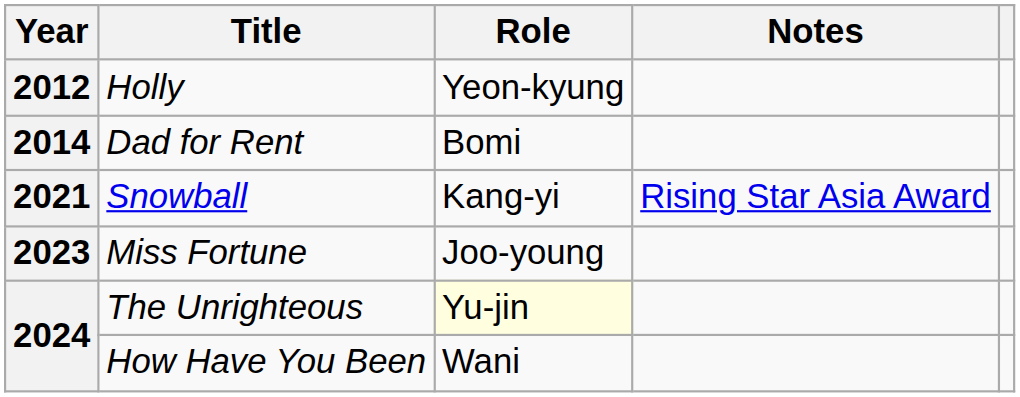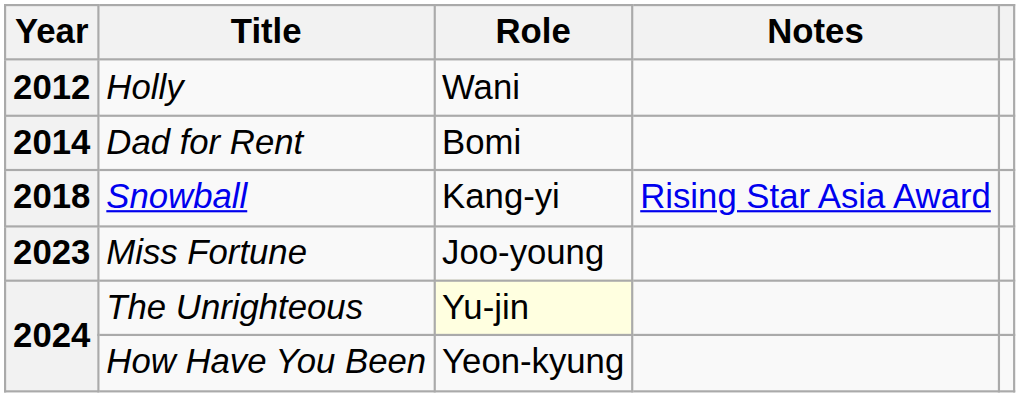(533, 87) Yeon-kyung -> (481, 87) Wani
(52, 197) 2021 -> (52, 197) 2018
(481, 362) Wani -> (533, 362) Yeon-kyung
